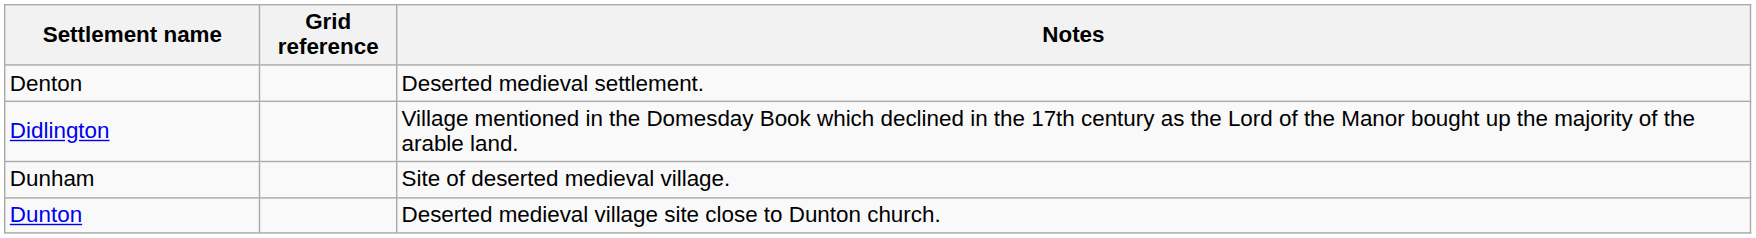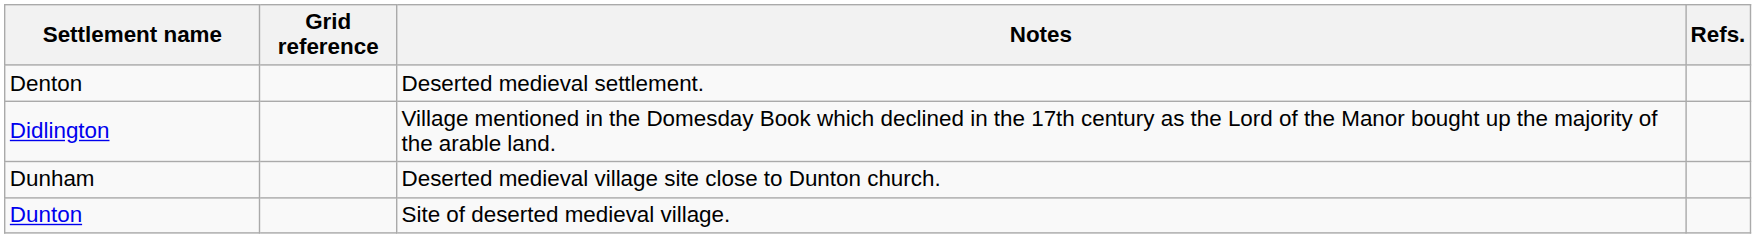+ column: (1718, 34)
(566, 179) Site of deserted medieval village. -> (671, 179) Deserted medieval village site close to Dunton church.
(671, 214) Deserted medieval village site close to Dunton church. -> (566, 214) Site of deserted medieval village.
